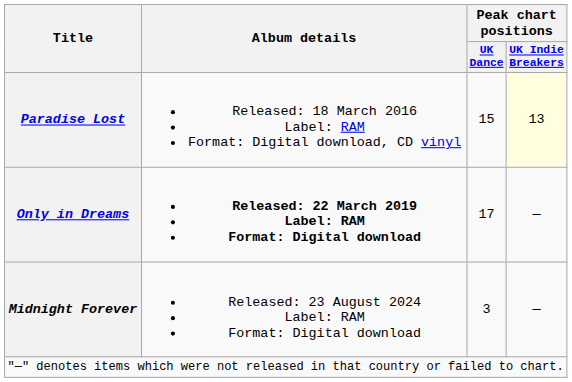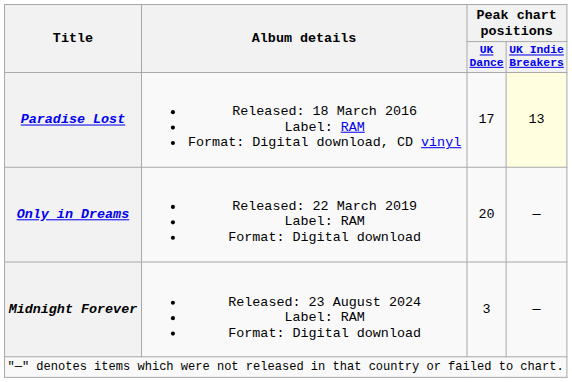(487, 120) 15 -> (487, 120) 17
(304, 222) bold -> (304, 222) normal
(487, 215) 17 -> (487, 215) 20
